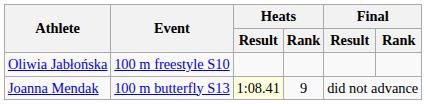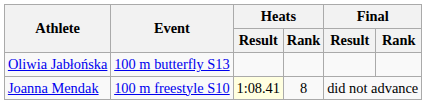(172, 64) 100 m freestyle S10 -> (172, 64) 100 m butterfly S13
(172, 88) 100 m butterfly S13 -> (172, 88) 100 m freestyle S10
(304, 88) 9 -> (304, 88) 8
